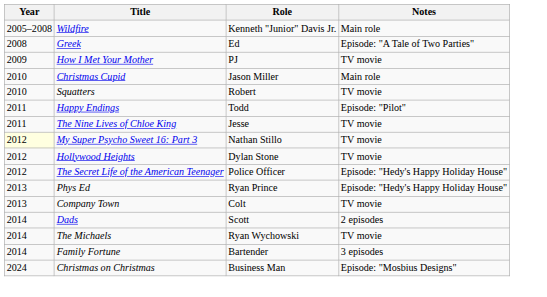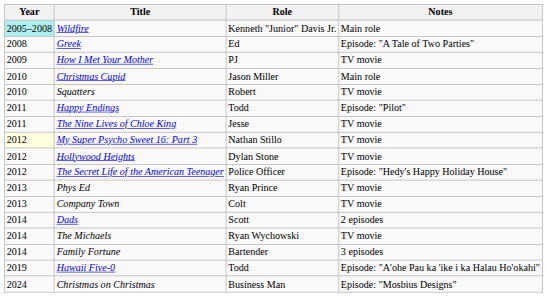(29, 28) no background -> (29, 28) paleturquoise background
(424, 188) Episode: "Hedy's Happy Holiday House" -> (361, 188) TV movie
+ row: (86, 268)
